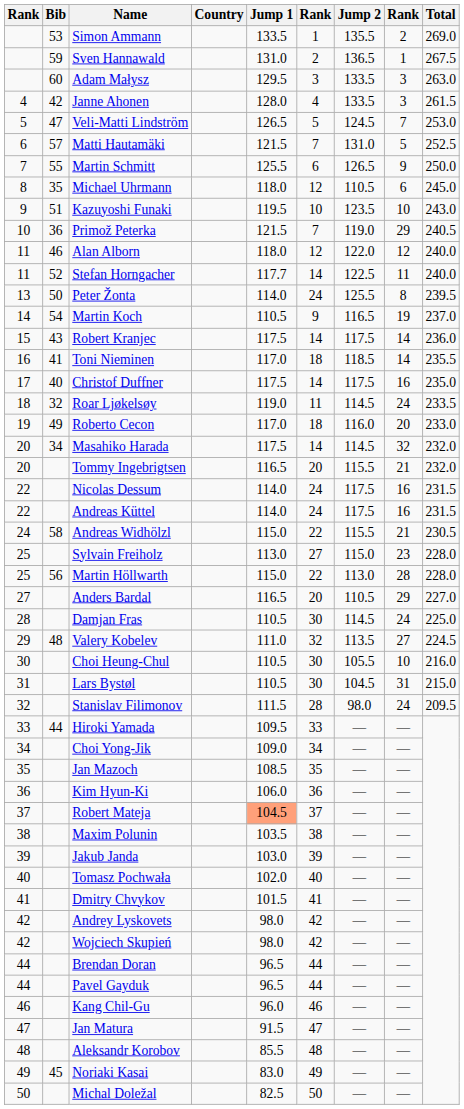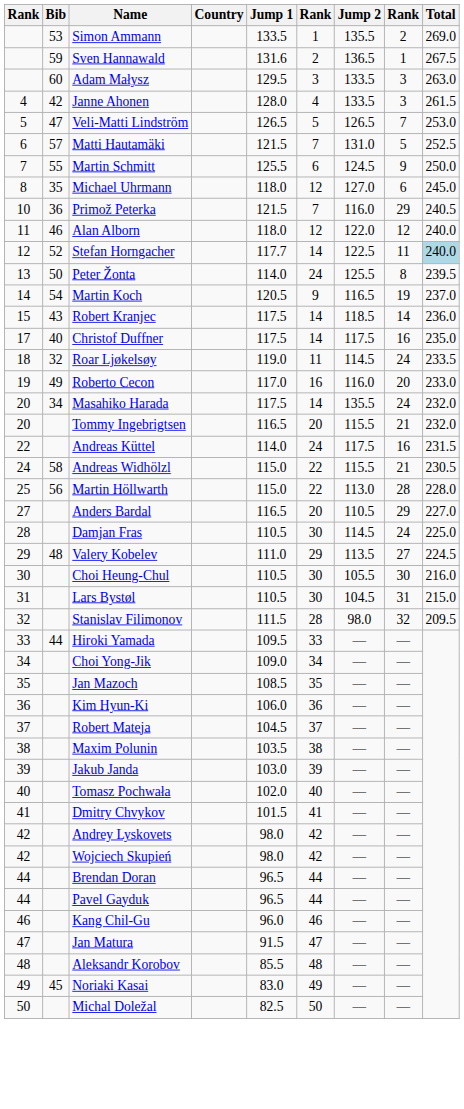(272, 58) 131.0 -> (272, 58) 131.6
(359, 123) 124.5 -> (359, 123) 126.5
(359, 166) 126.5 -> (359, 166) 124.5
(359, 187) 110.5 -> (359, 187) 127.0
- row: (122, 209)
(359, 230) 119.0 -> (359, 209) 116.0
(23, 274) 11 -> (23, 252) 12
(441, 274) no background -> (441, 252) lightblue background
(272, 317) 110.5 -> (272, 295) 120.5
(359, 338) 117.5 -> (359, 317) 118.5
- row: (113, 360)
(315, 425) 18 -> (315, 381) 16
(359, 446) 114.5 -> (359, 403) 135.5
(403, 446) 32 -> (403, 403) 24
- row: (117, 489)
- row: (117, 554)
(315, 640) 32 -> (315, 554) 29
(403, 662) 10 -> (403, 576) 30
(403, 705) 24 -> (403, 619) 32
(272, 813) lightsalmon background -> (272, 727) no background
